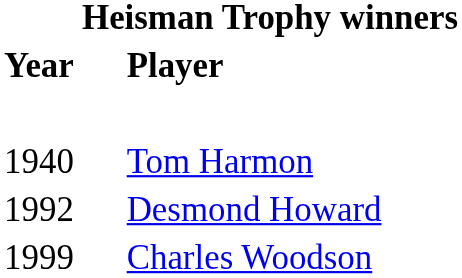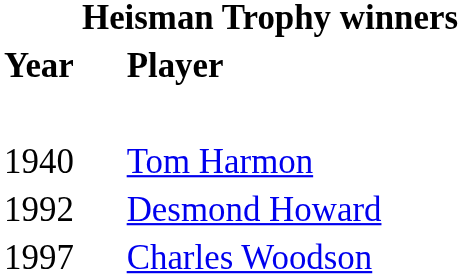(39, 257) 1999 -> (39, 257) 1997
